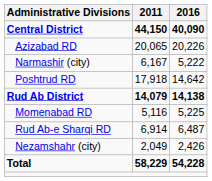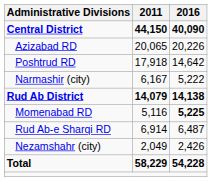rows swapped: (45, 79) <-> (52, 63)
(191, 113) normal -> (191, 113) bold
